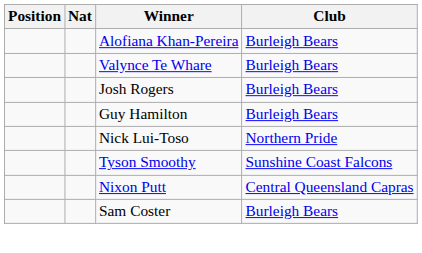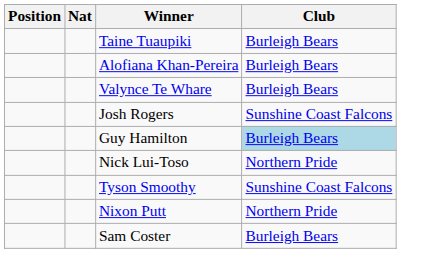+ row: (145, 41)
(292, 89) Burleigh Bears -> (319, 114) Sunshine Coast Falcons
(292, 114) no background -> (292, 138) lightblue background
(330, 187) Central Queensland Capras -> (291, 211) Northern Pride
